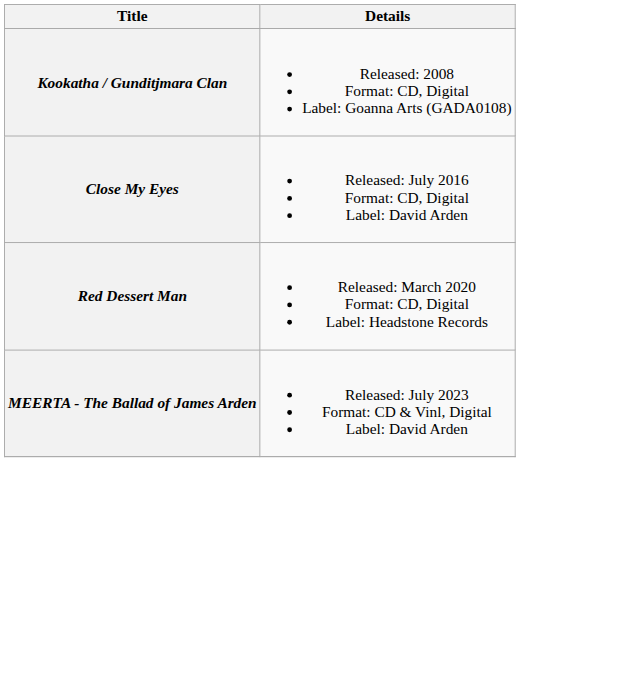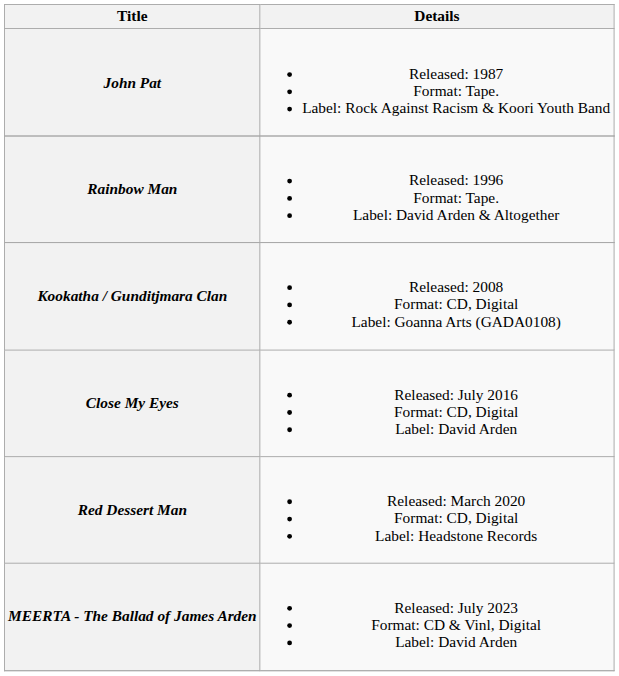+ row: (132, 82)
+ row: (132, 189)
